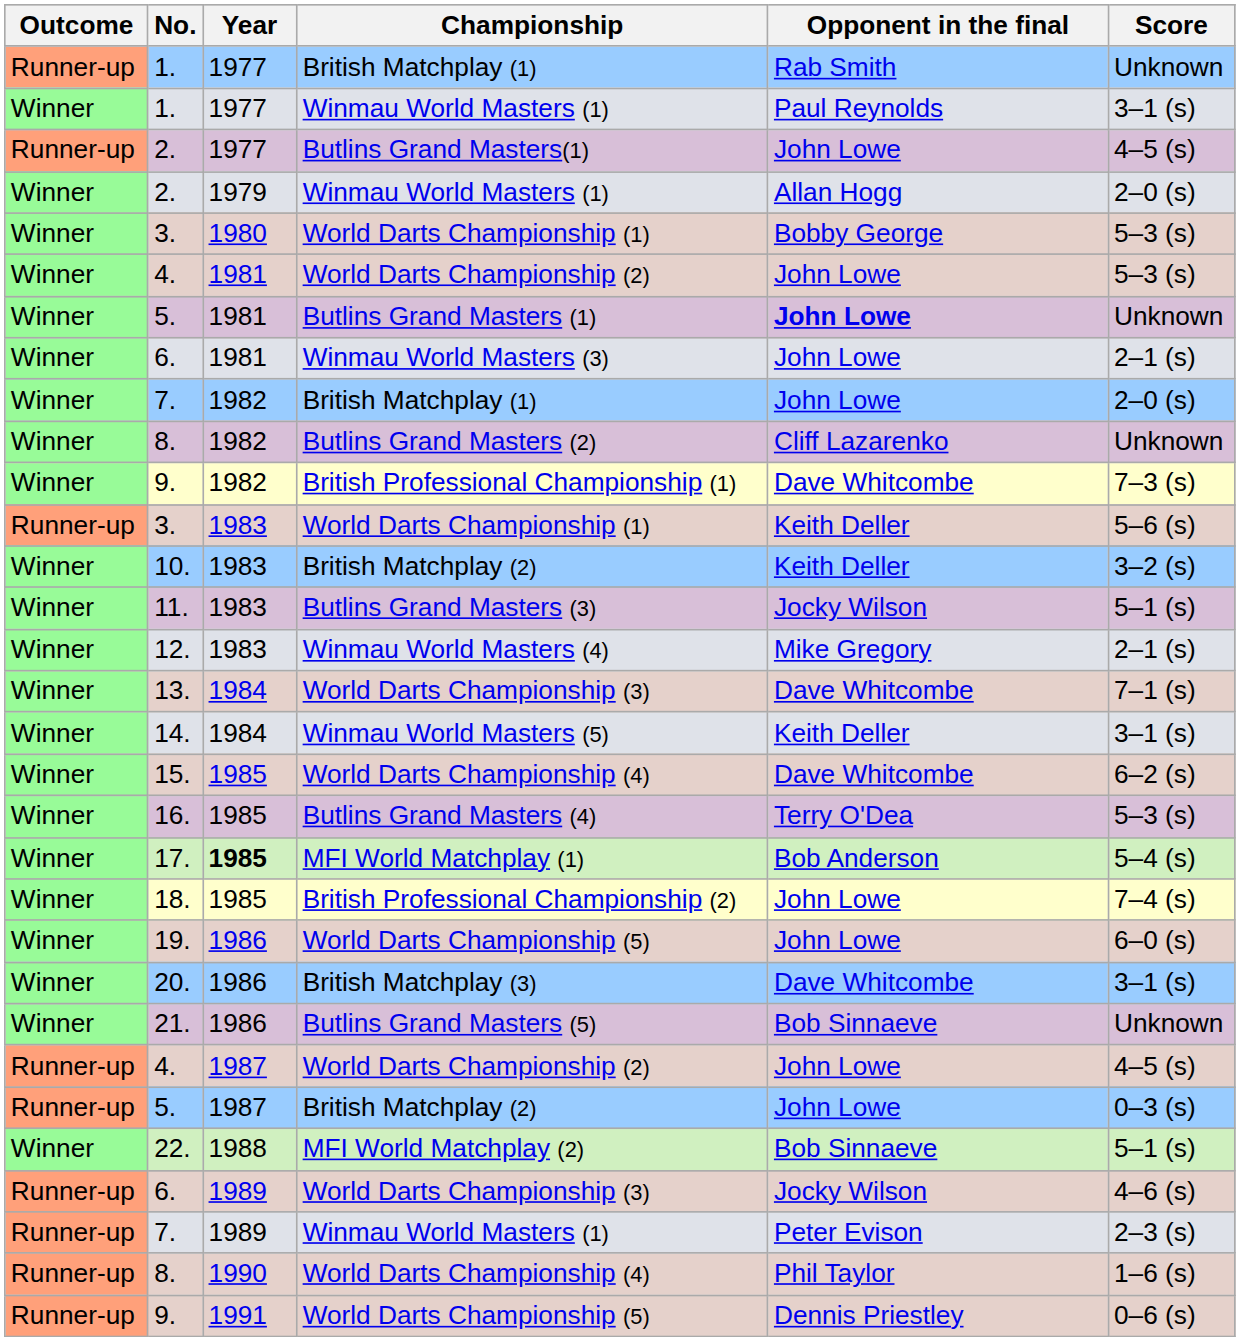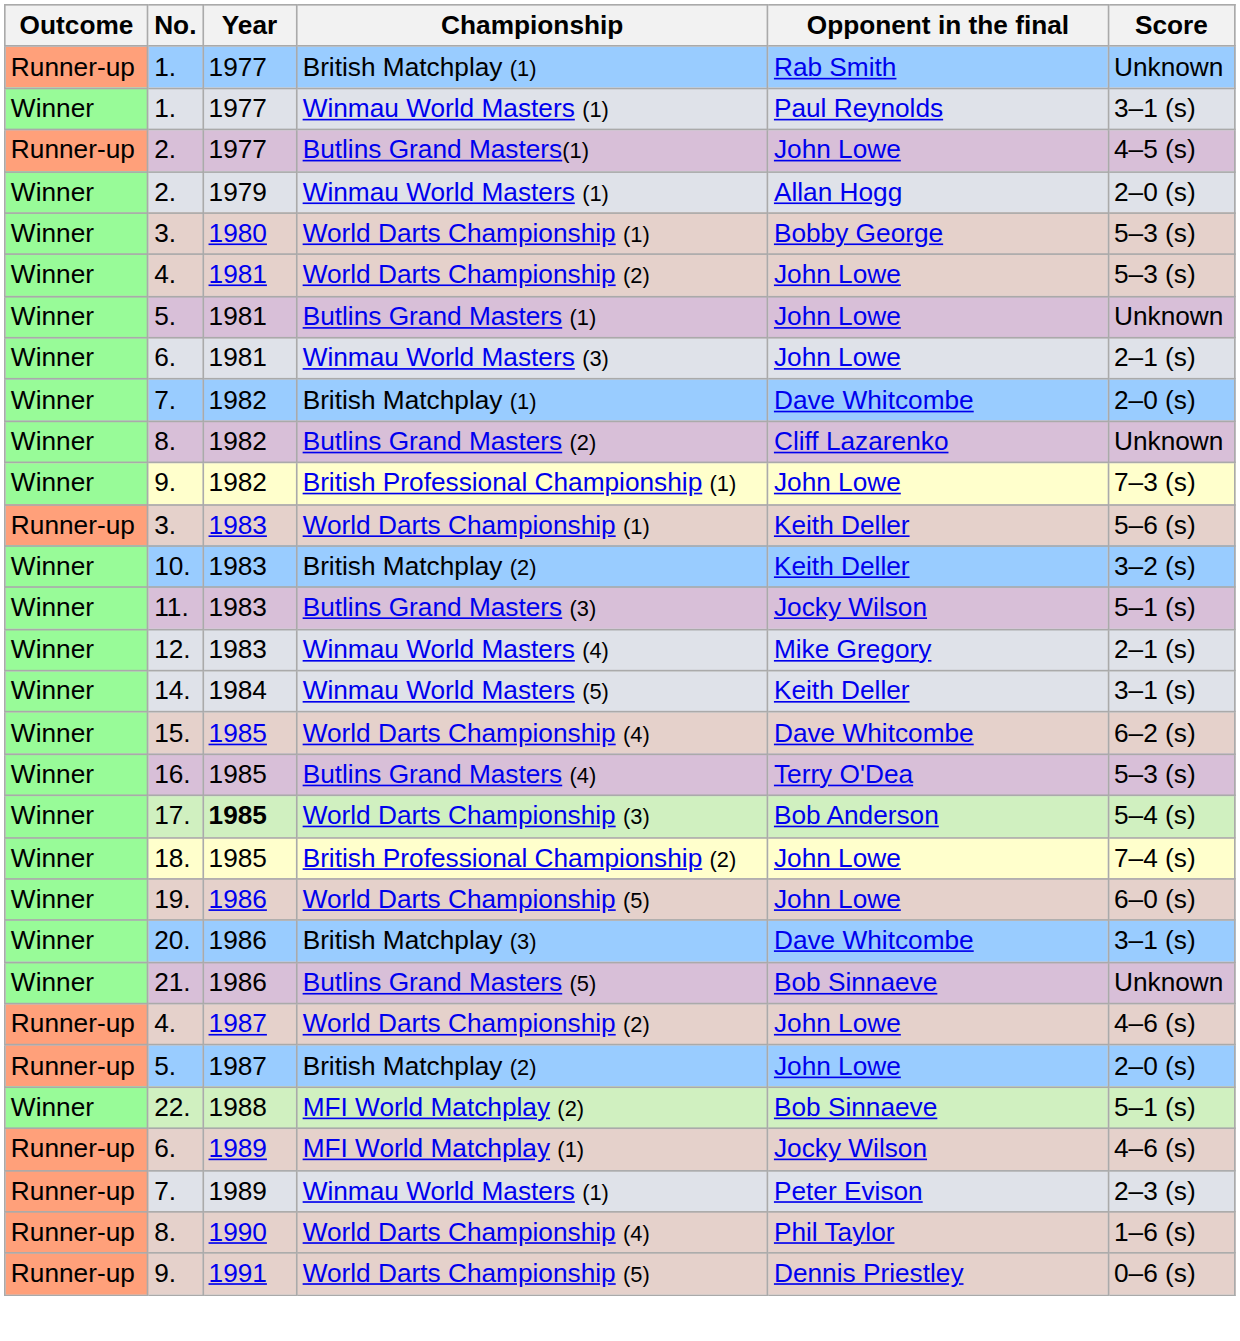(842, 316) bold -> (837, 316) normal
(837, 399) John Lowe -> (874, 399) Dave Whitcombe
(874, 483) Dave Whitcombe -> (837, 483) John Lowe
- row: (52, 691)
(443, 857) MFI World Matchplay (1) -> (476, 815) World Darts Championship (3)
(1155, 1065) 4–5 (s) -> (1155, 1024) 4–6 (s)
(1155, 1107) 0–3 (s) -> (1155, 1065) 2–0 (s)
(476, 1190) World Darts Championship (3) -> (443, 1148) MFI World Matchplay (1)
